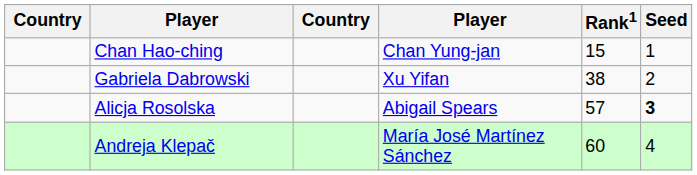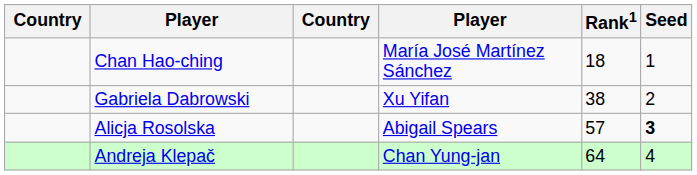(441, 51) Chan Yung-jan -> (464, 61) María José Martínez Sánchez
(595, 51) 15 -> (595, 61) 18
(464, 146) María José Martínez Sánchez -> (441, 156) Chan Yung-jan
(595, 146) 60 -> (595, 156) 64
